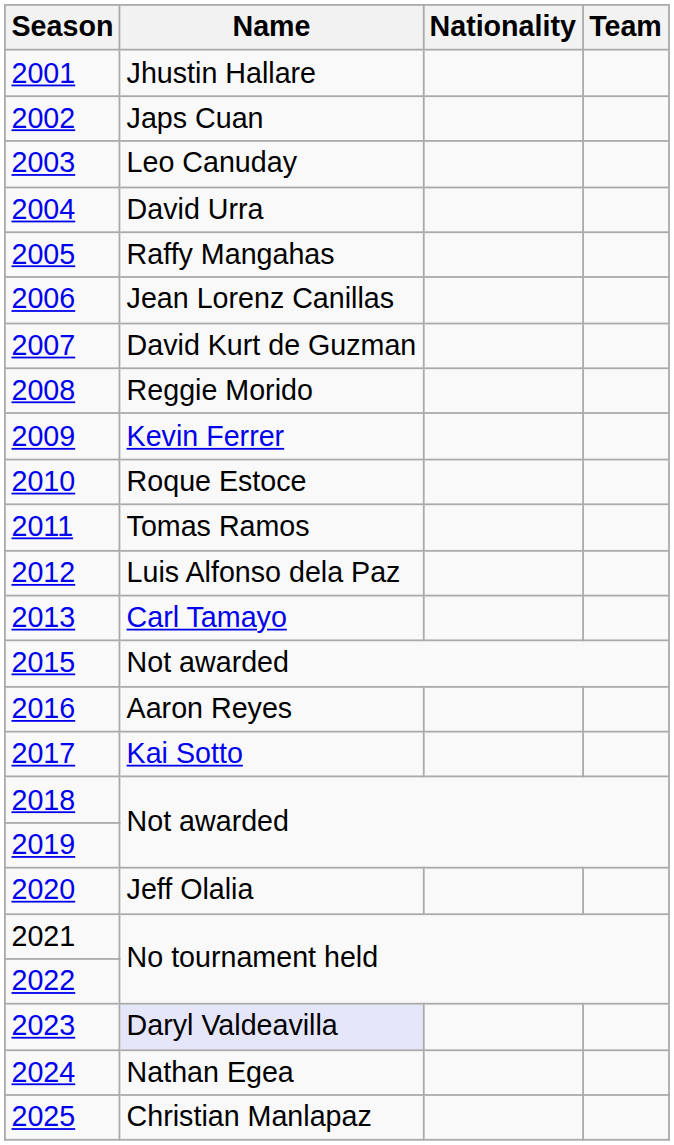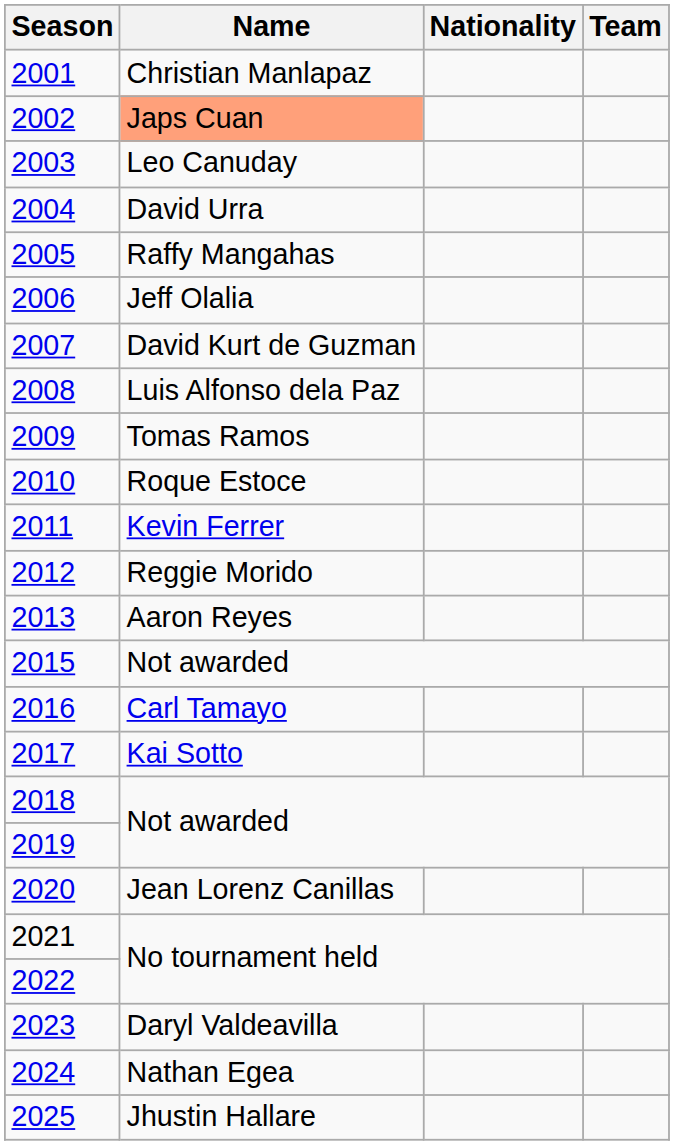(221, 72) Jhustin Hallare -> (249, 72) Christian Manlapaz
(195, 118) no background -> (195, 118) lightsalmon background
(260, 299) Jean Lorenz Canillas -> (190, 299) Jeff Olalia
(220, 390) Reggie Morido -> (264, 390) Luis Alfonso dela Paz
(205, 436) Kevin Ferrer -> (218, 436) Tomas Ramos
(218, 526) Tomas Ramos -> (205, 526) Kevin Ferrer
(264, 572) Luis Alfonso dela Paz -> (220, 572) Reggie Morido
(207, 617) Carl Tamayo -> (209, 617) Aaron Reyes
(209, 708) Aaron Reyes -> (207, 708) Carl Tamayo
(190, 890) Jeff Olalia -> (260, 890) Jean Lorenz Canillas
(232, 1026) lavender background -> (232, 1026) no background
(249, 1117) Christian Manlapaz -> (221, 1117) Jhustin Hallare
